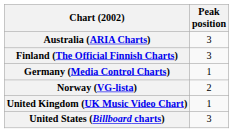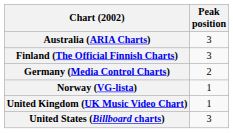(209, 71) 1 -> (209, 71) 2
(209, 87) 2 -> (209, 87) 1
